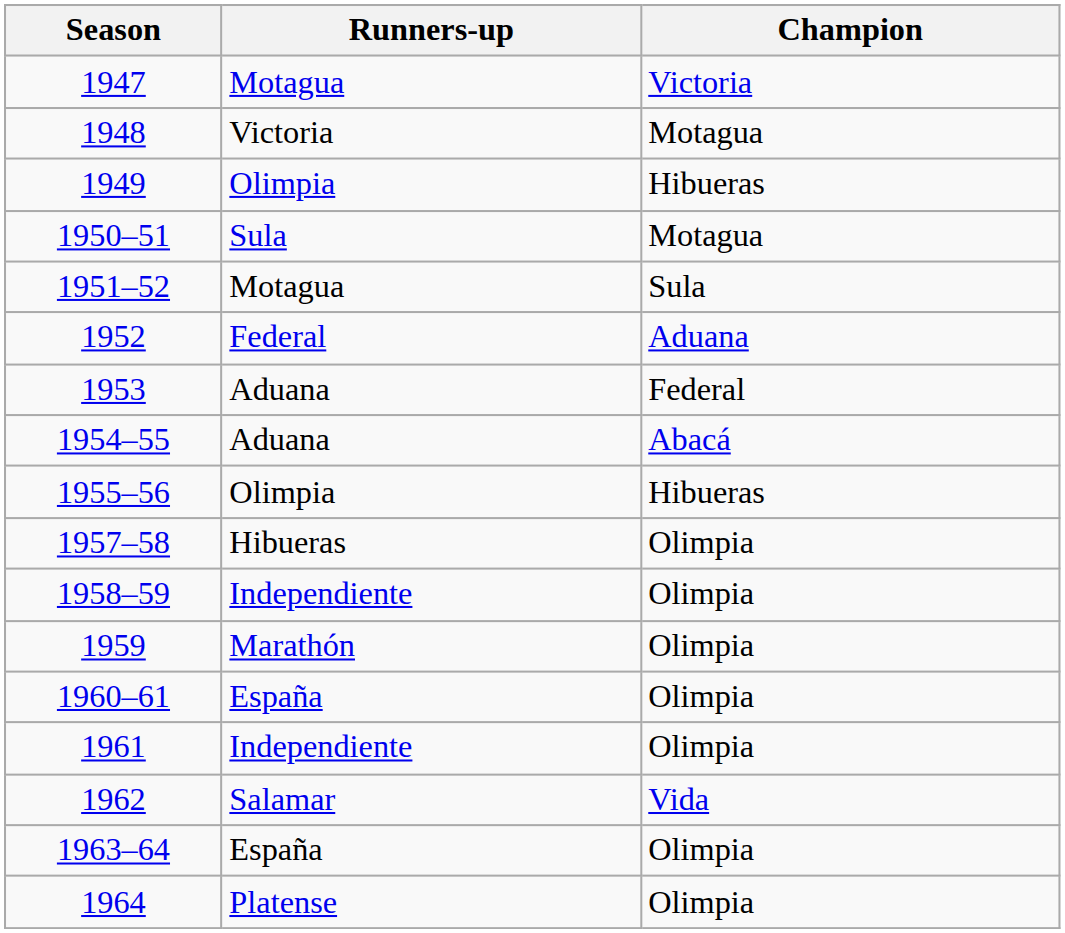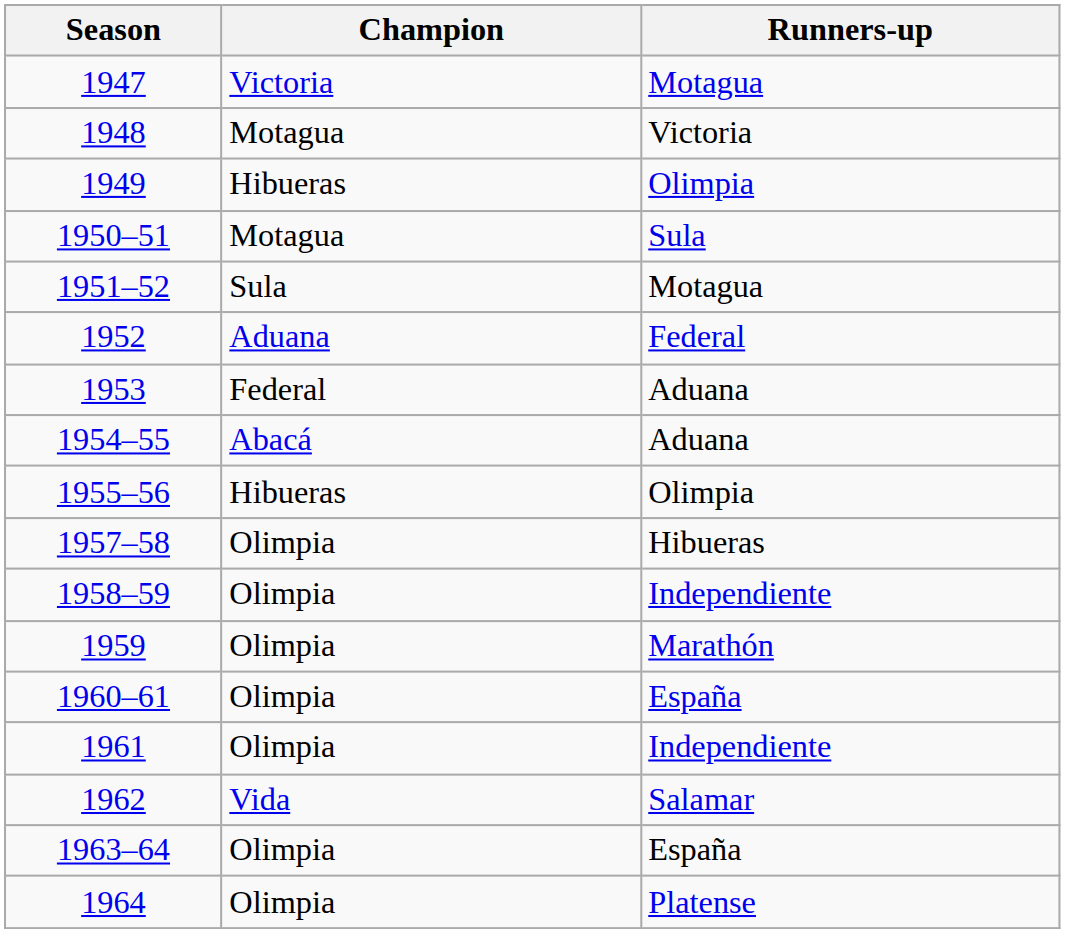columns swapped: (850, 30) <-> (431, 30)
